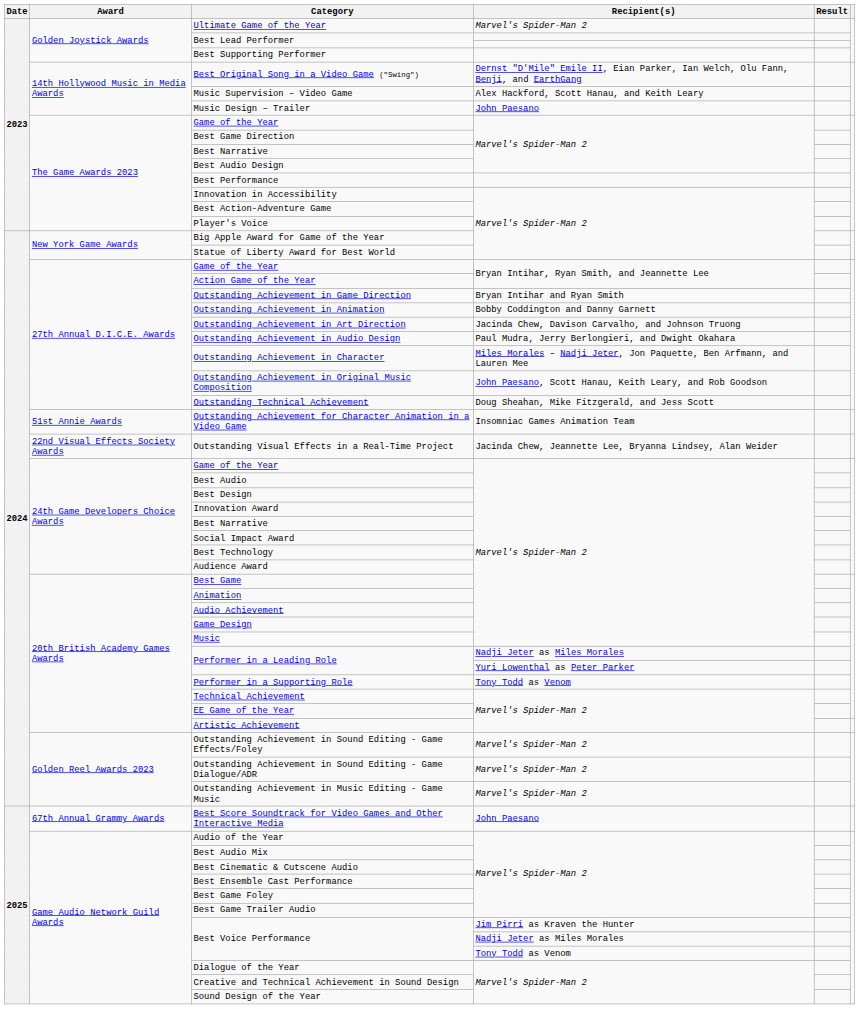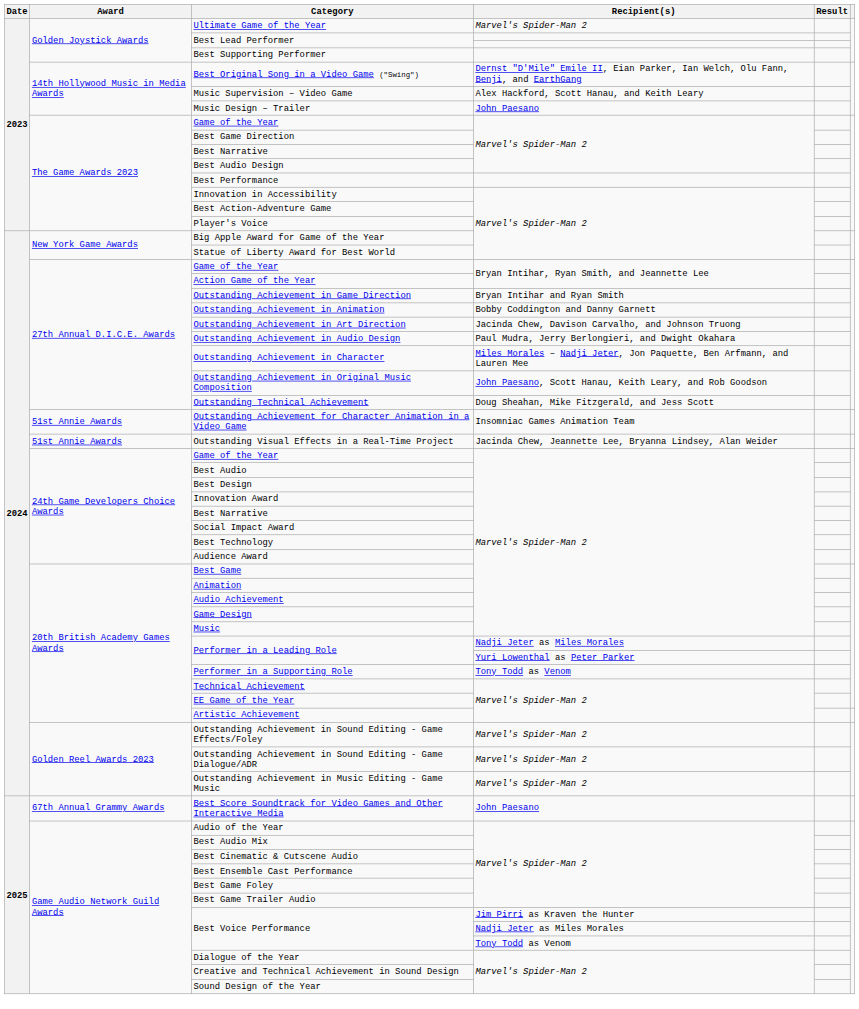(103, 446) 22nd Visual Effects Society Awards -> (77, 441) 51st Annie Awards
